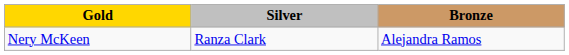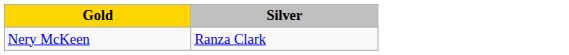- column: (471, 15)
